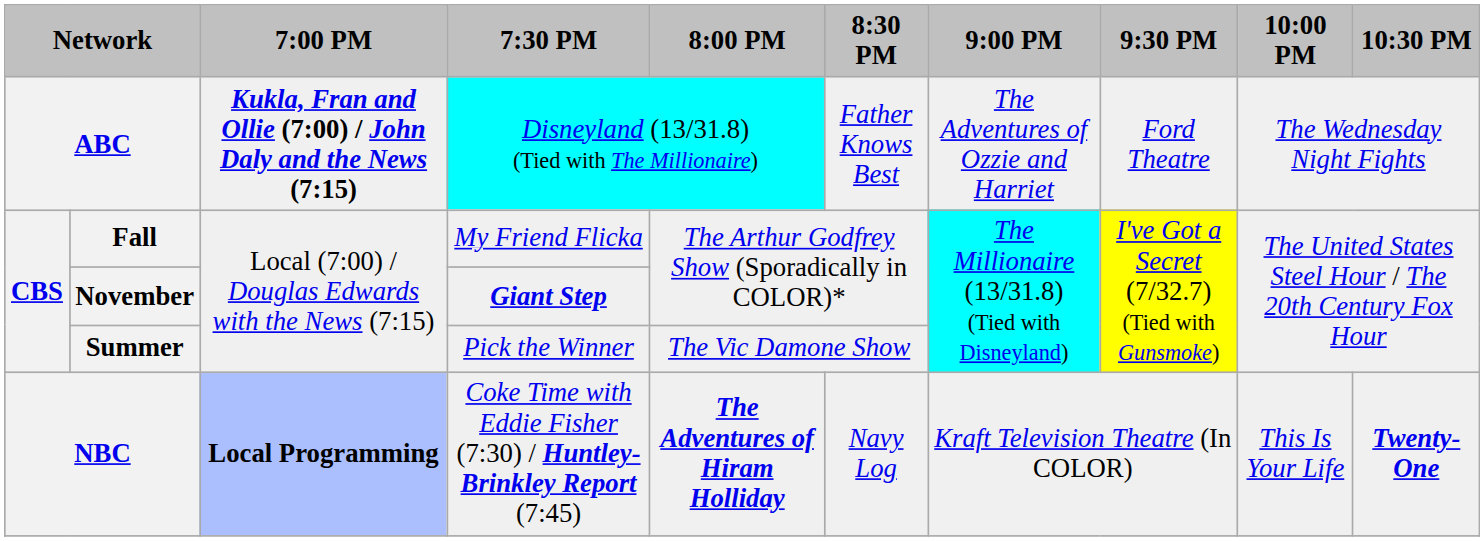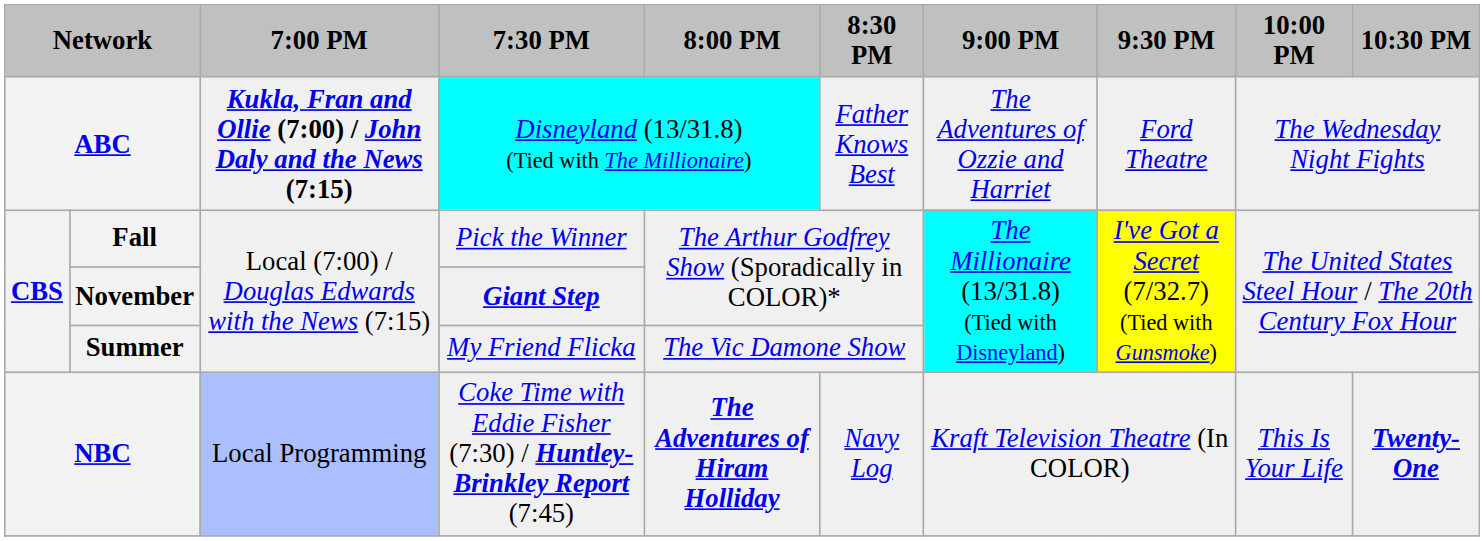(549, 238) My Friend Flicka -> (541, 238) Pick the Winner
(549, 348) Pick the Winner -> (541, 348) My Friend Flicka
(324, 453) bold -> (319, 453) normal
